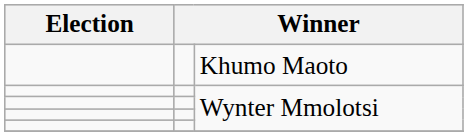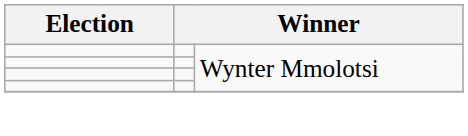- row: (90, 65)
